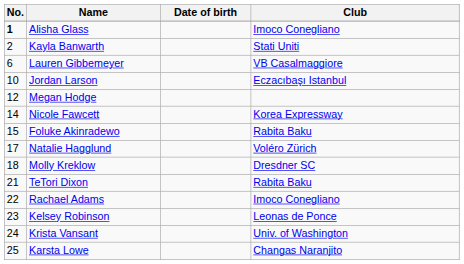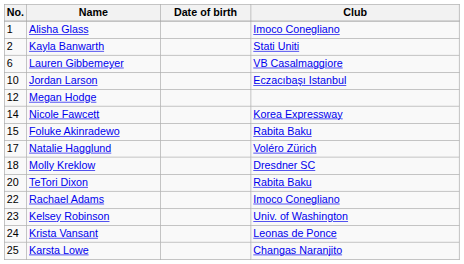(10, 30) bold -> (10, 30) normal
(13, 183) 21 -> (13, 183) 20
(295, 217) Leonas de Ponce -> (301, 217) Univ. of Washington
(301, 234) Univ. of Washington -> (295, 234) Leonas de Ponce
